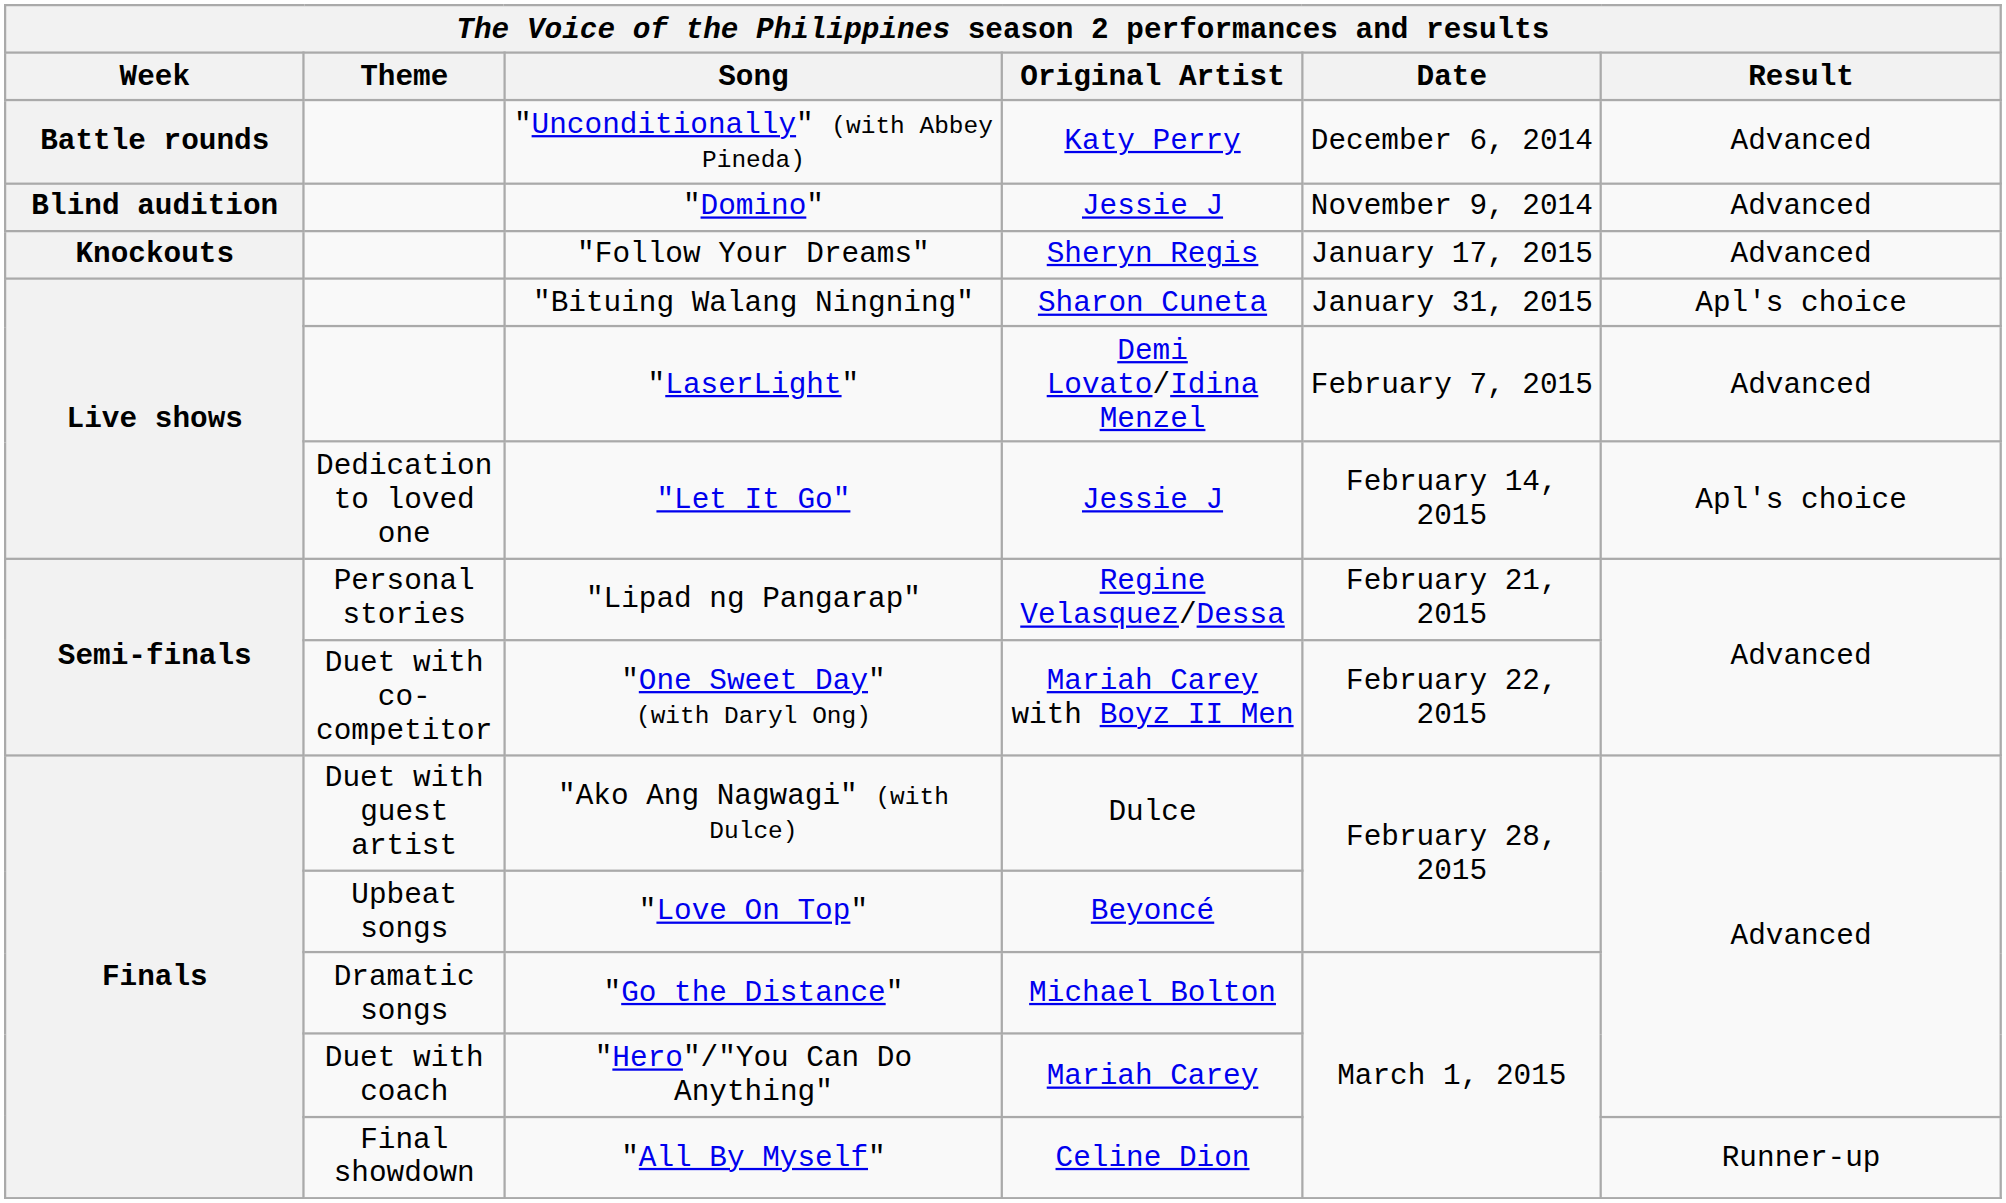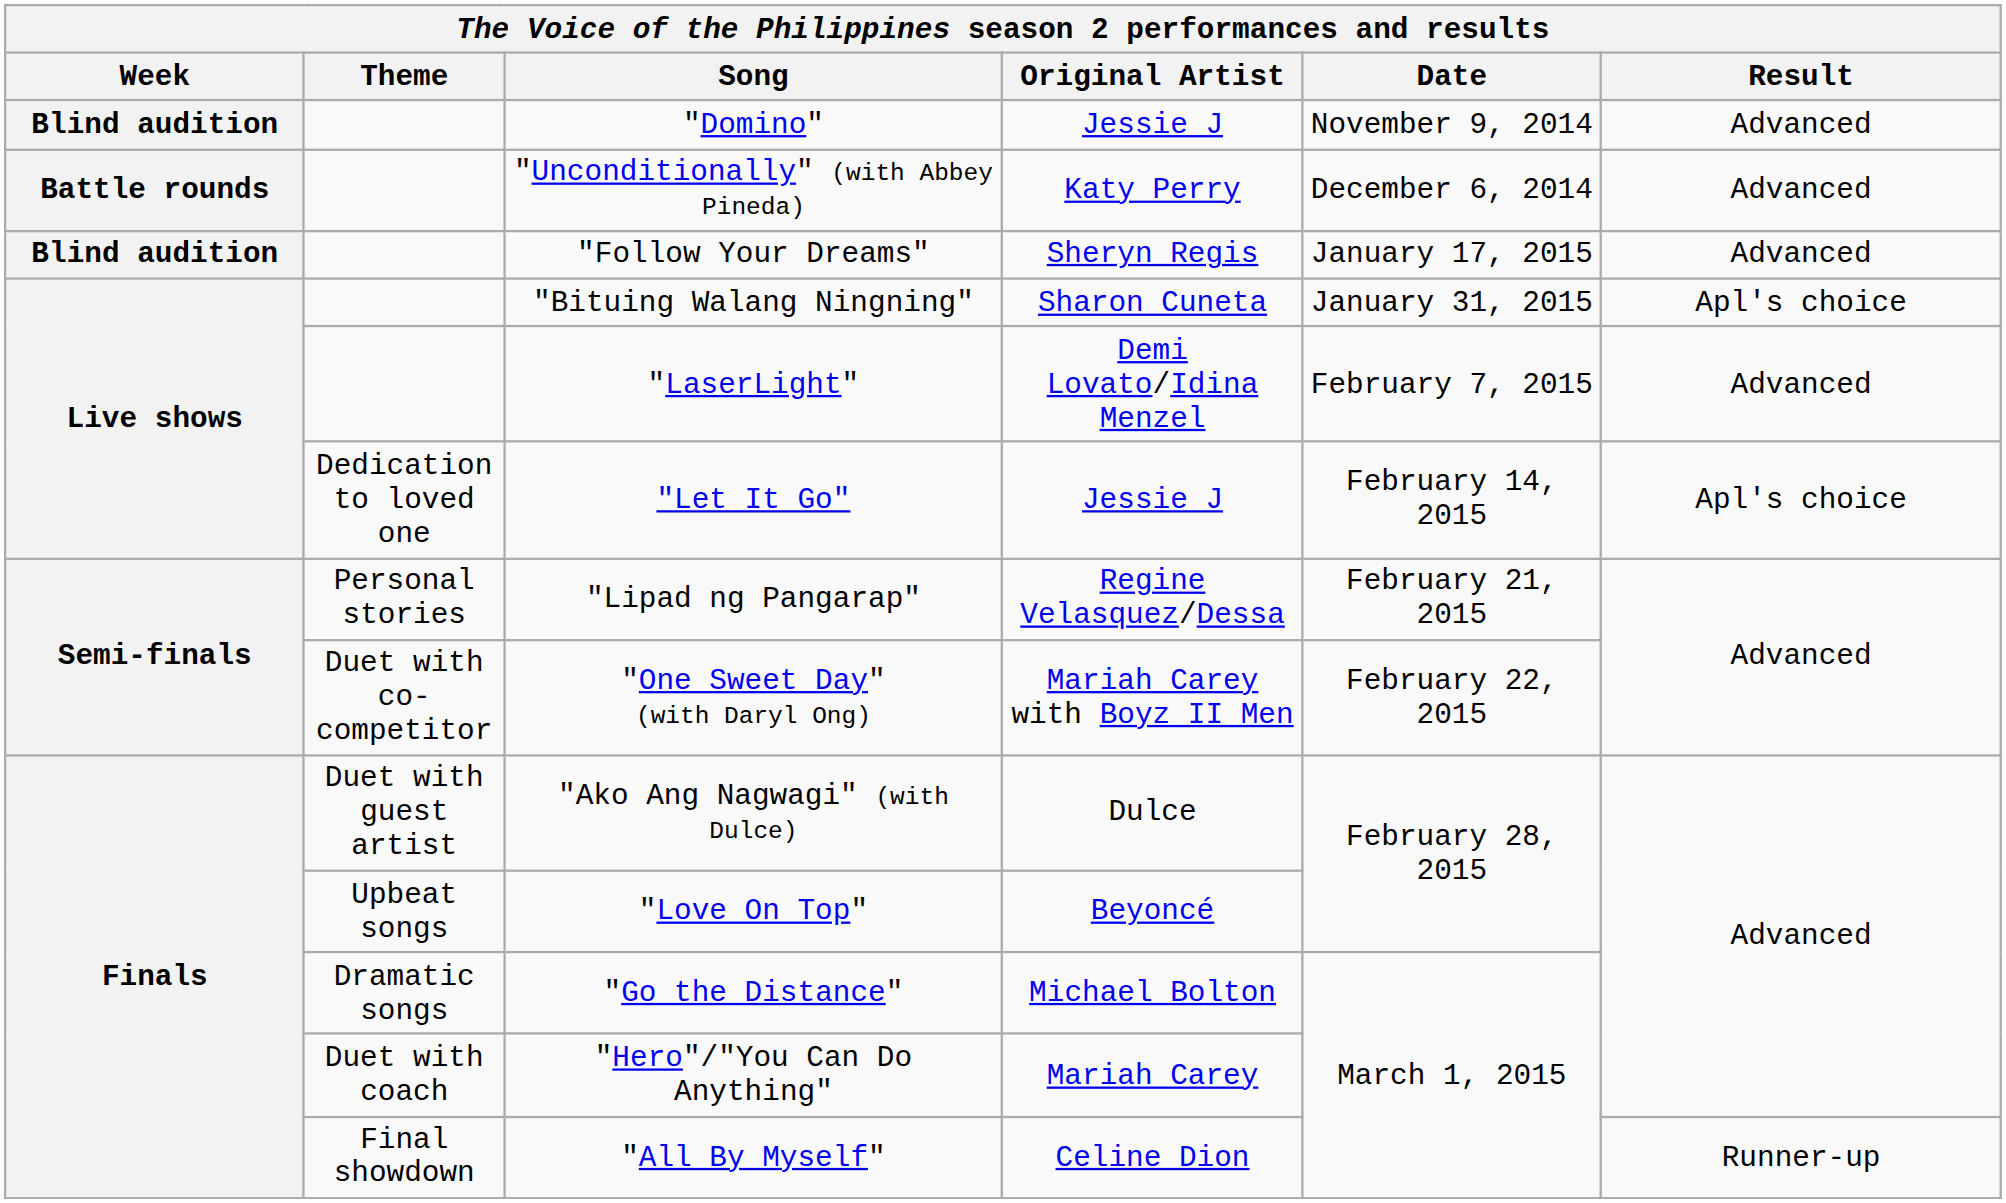rows swapped: (753, 207) <-> (753, 141)
(155, 255) Knockouts -> (155, 255) Blind audition
